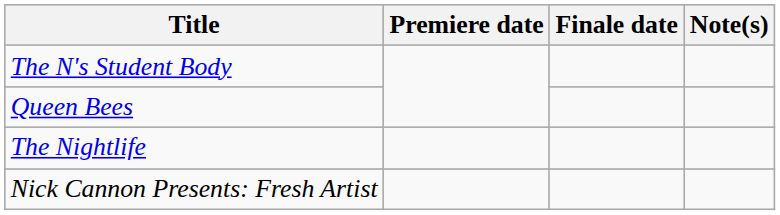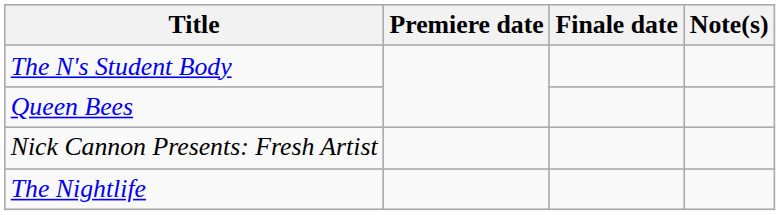rows swapped: (78, 147) <-> (194, 188)
